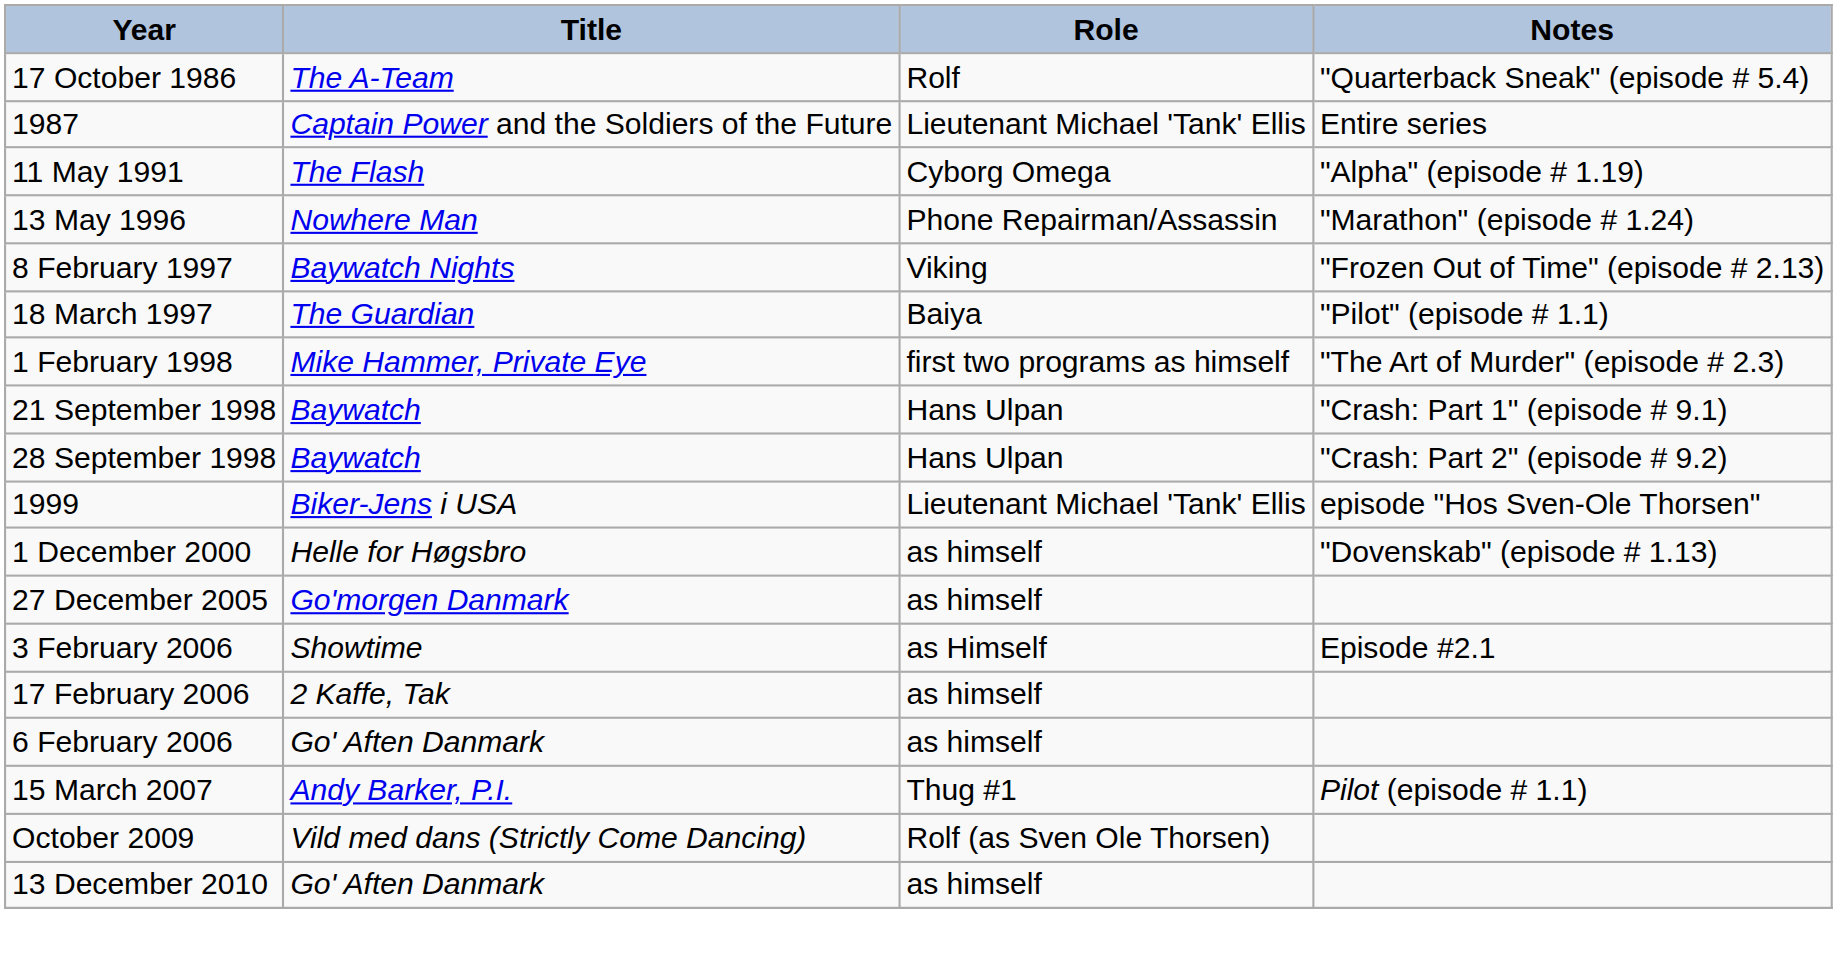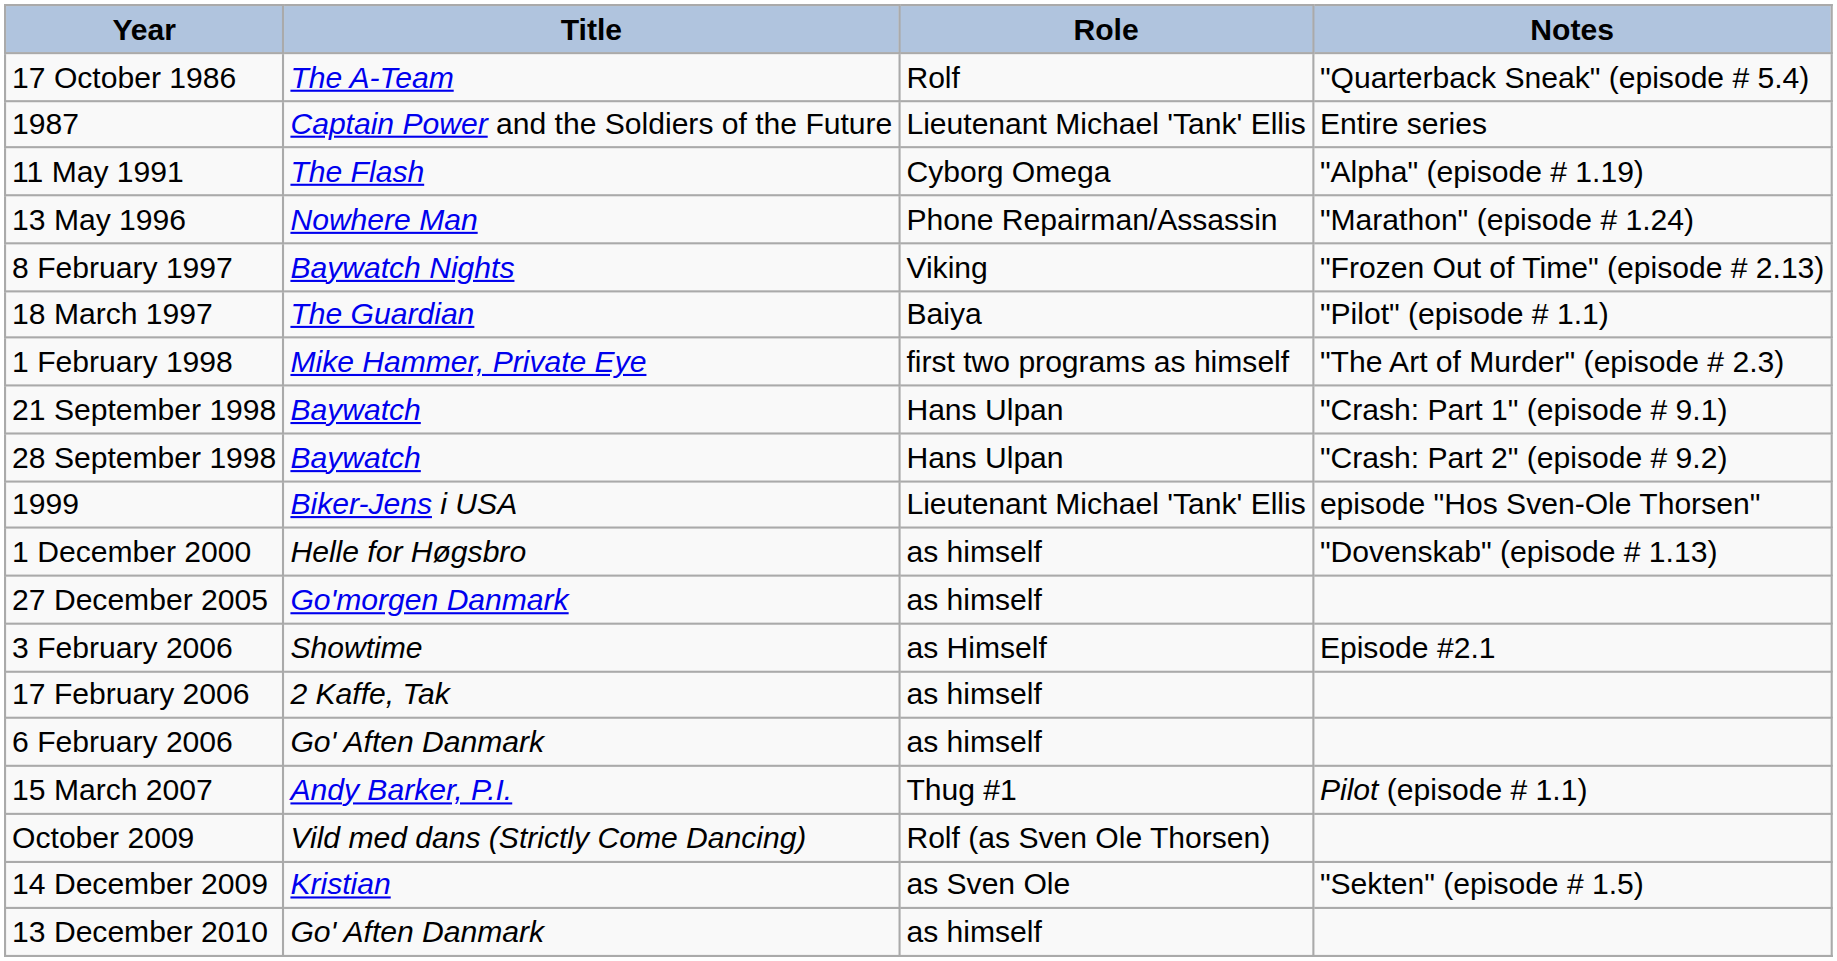+ row: (140, 885)
